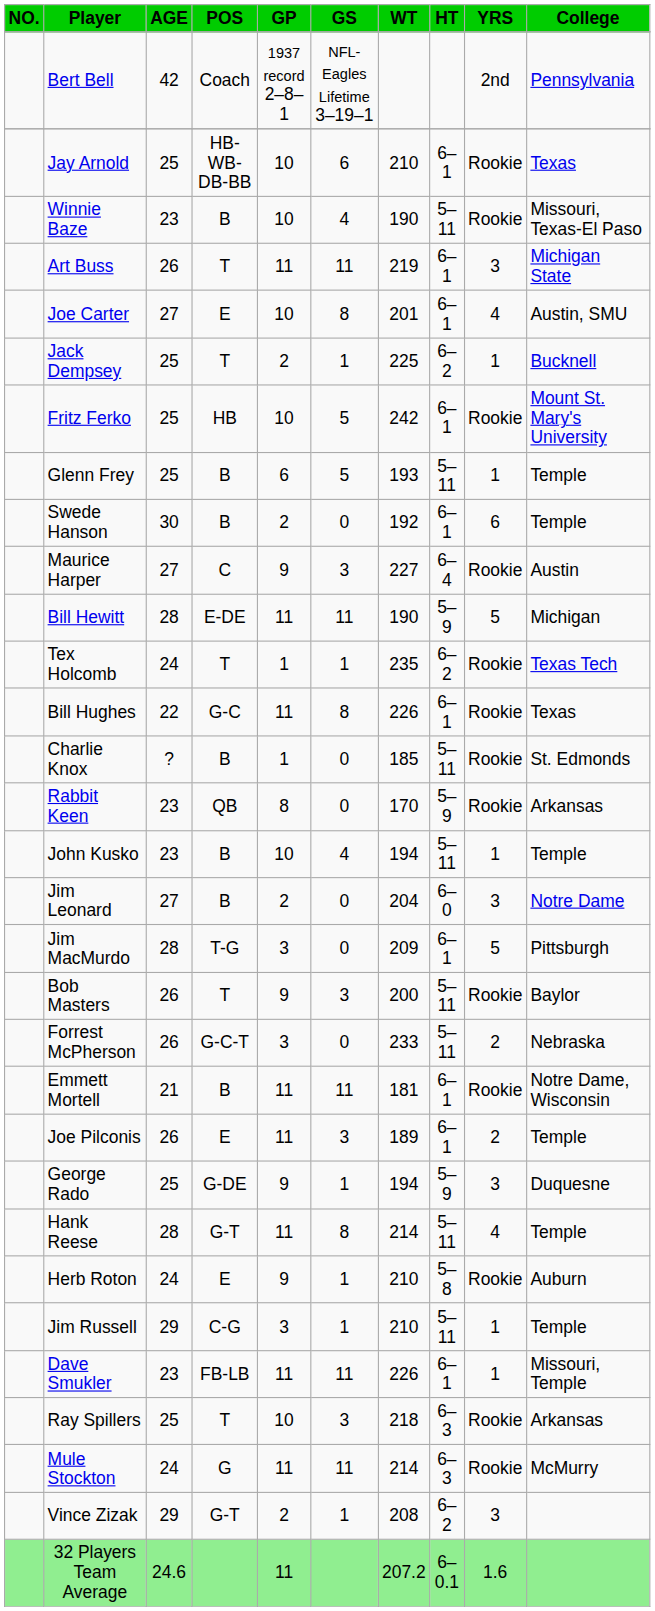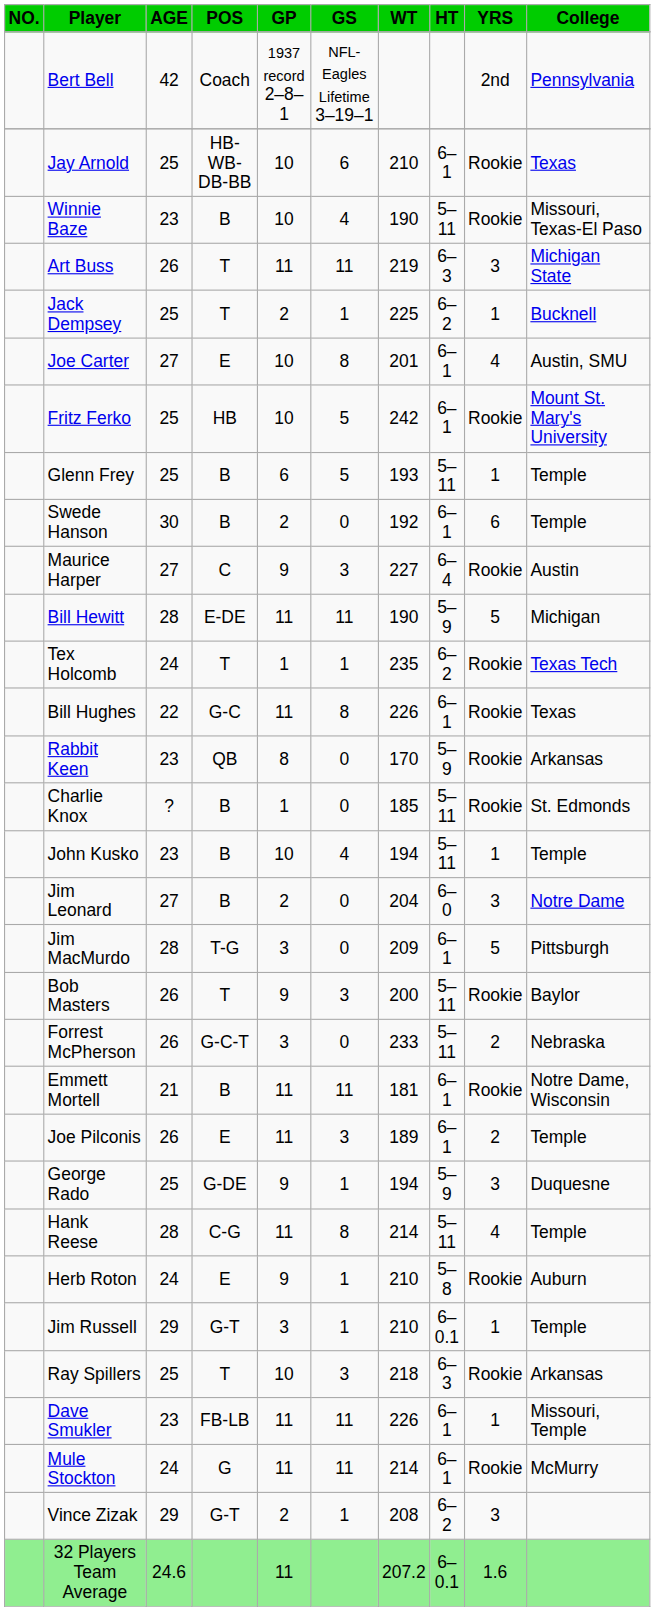(447, 266) 6–1 -> (447, 266) 6–3
rows swapped: (88, 314) <-> (84, 361)
rows swapped: (73, 806) <-> (75, 759)
(225, 1232) G-T -> (225, 1232) C-G
(225, 1326) C-G -> (225, 1326) G-T
(447, 1326) 5–11 -> (447, 1326) 6–0.1
rows swapped: (80, 1373) <-> (94, 1421)
(447, 1468) 6–3 -> (447, 1468) 6–1
